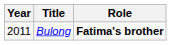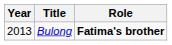(19, 31) 2011 -> (19, 31) 2013
